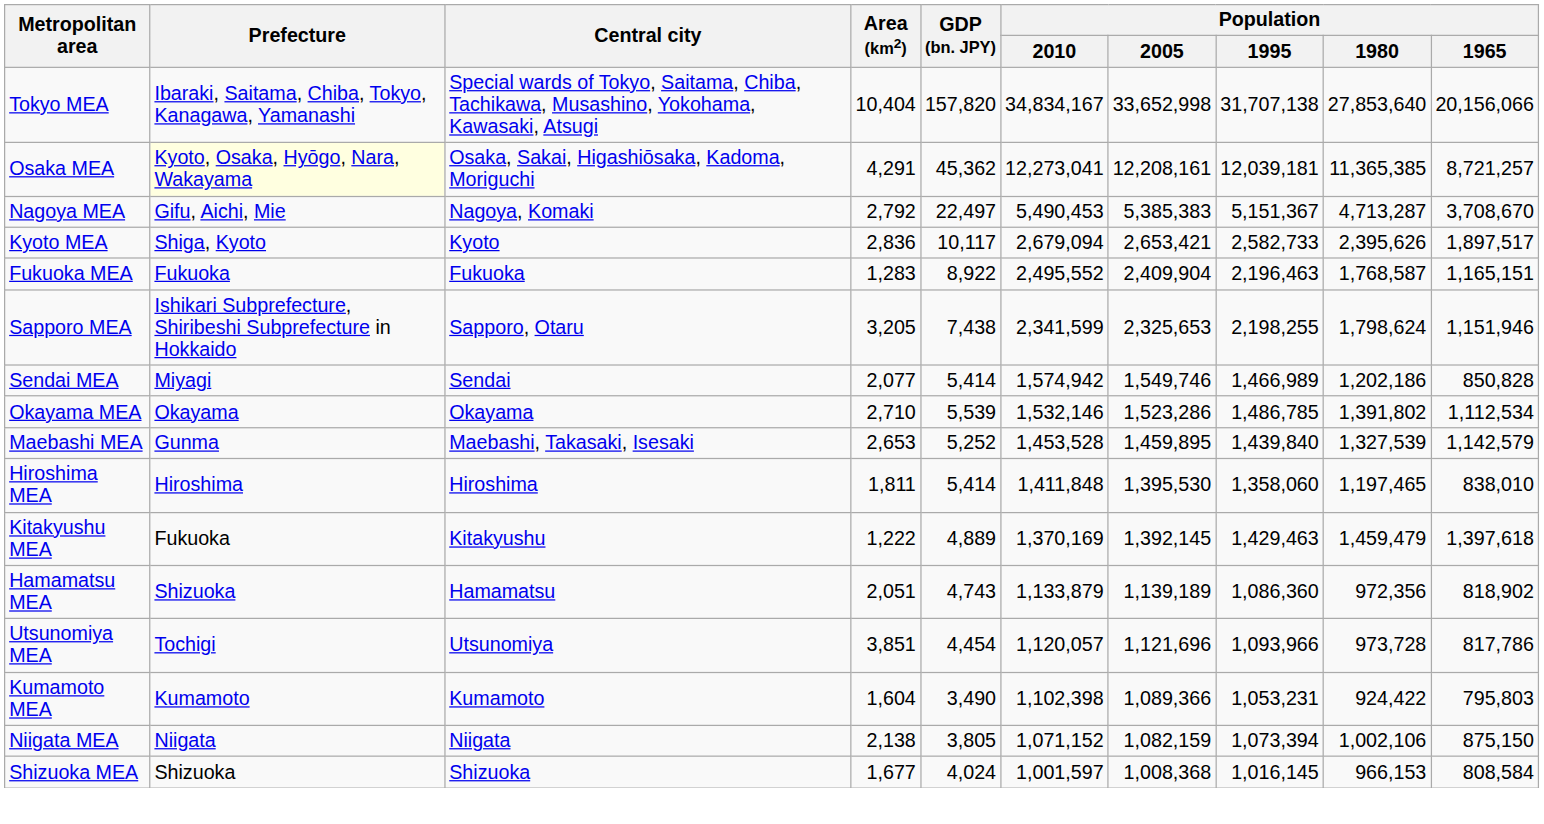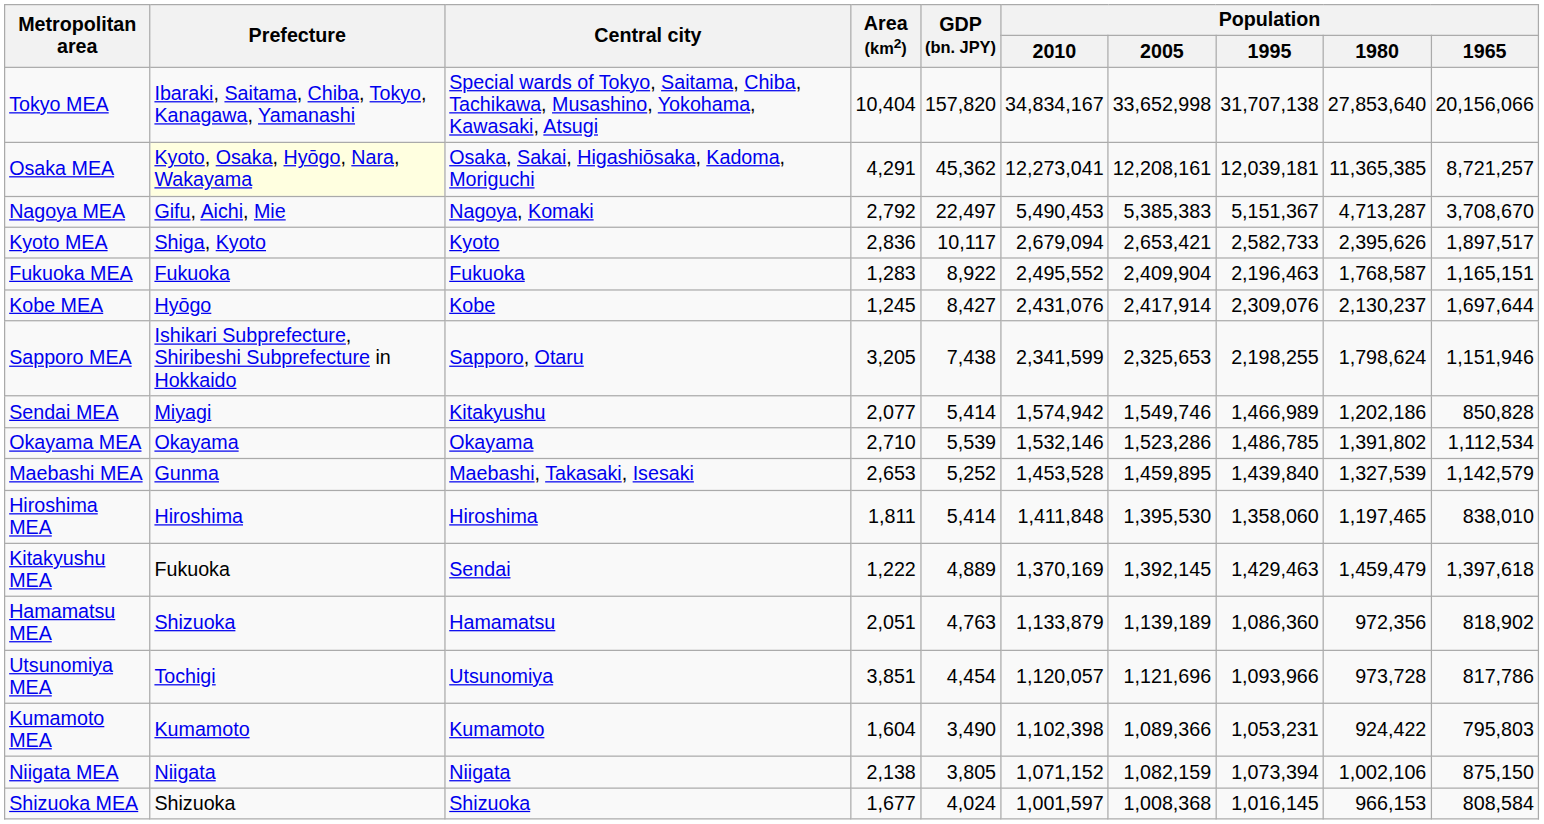+ row: (56, 305)
(480, 380) Sendai -> (497, 411) Kitakyushu
(497, 538) Kitakyushu -> (480, 569) Sendai
(971, 591) 4,743 -> (971, 623) 4,763
